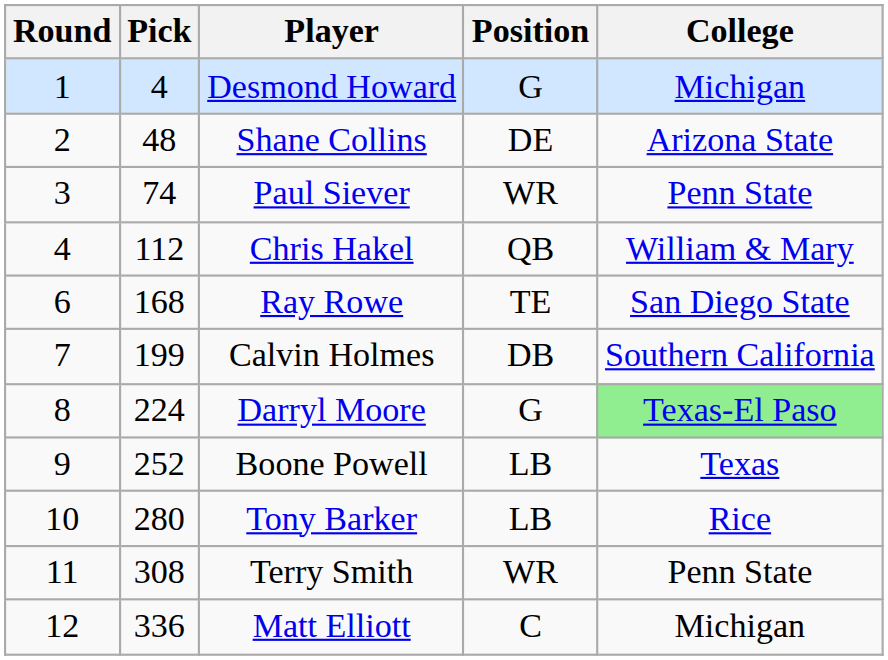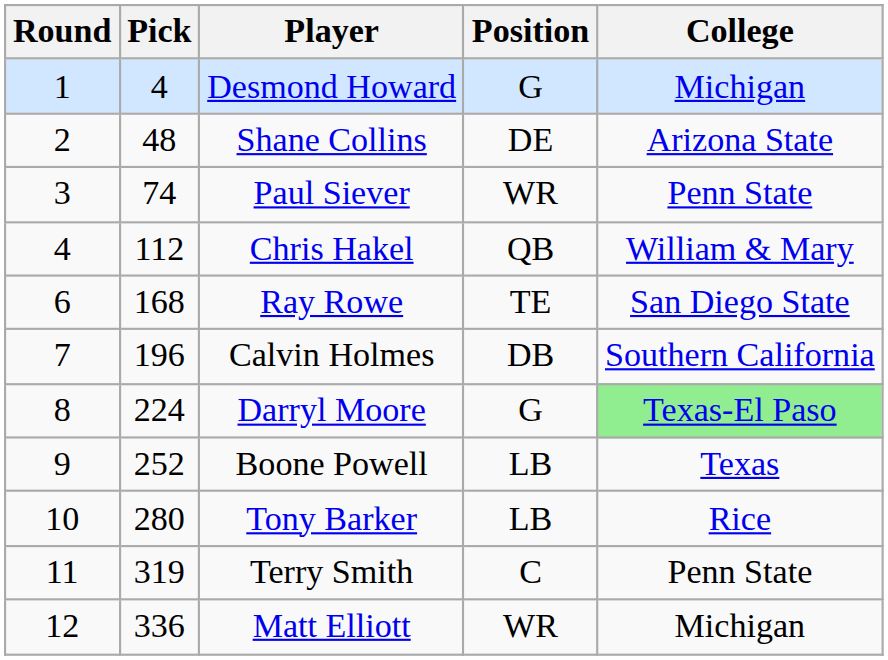(159, 355) 199 -> (159, 355) 196
(159, 572) 308 -> (159, 572) 319
(531, 572) WR -> (531, 572) C
(531, 626) C -> (531, 626) WR
